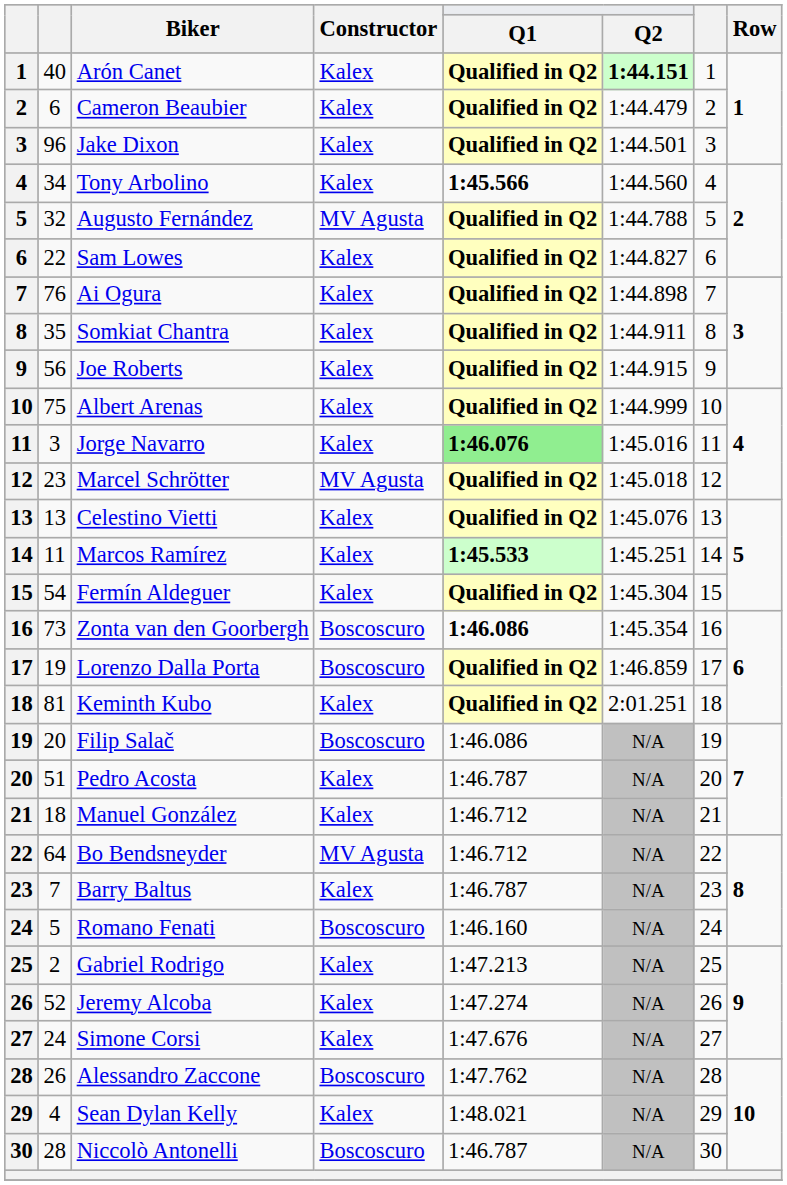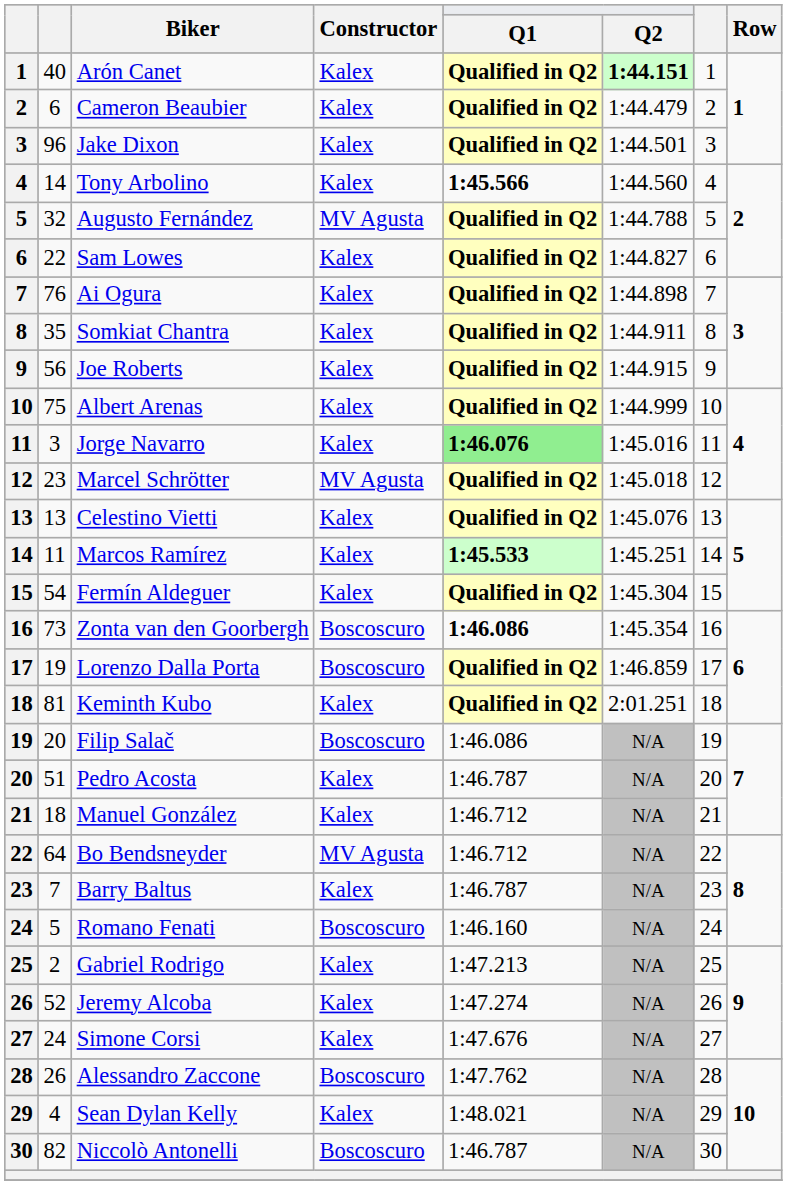(55, 182) 34 -> (55, 182) 14
(55, 1150) 28 -> (55, 1150) 82
